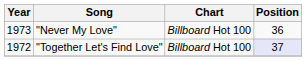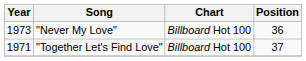(19, 47) 1972 -> (19, 47) 1971
(278, 47) lavender background -> (278, 47) no background
